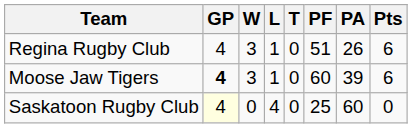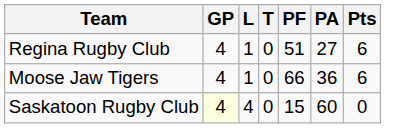- column: (251, 19)
(353, 48) 26 -> (327, 48) 27
(221, 78) bold -> (221, 78) normal
(320, 78) 60 -> (294, 78) 66
(353, 78) 39 -> (327, 78) 36
(320, 107) 25 -> (294, 107) 15
